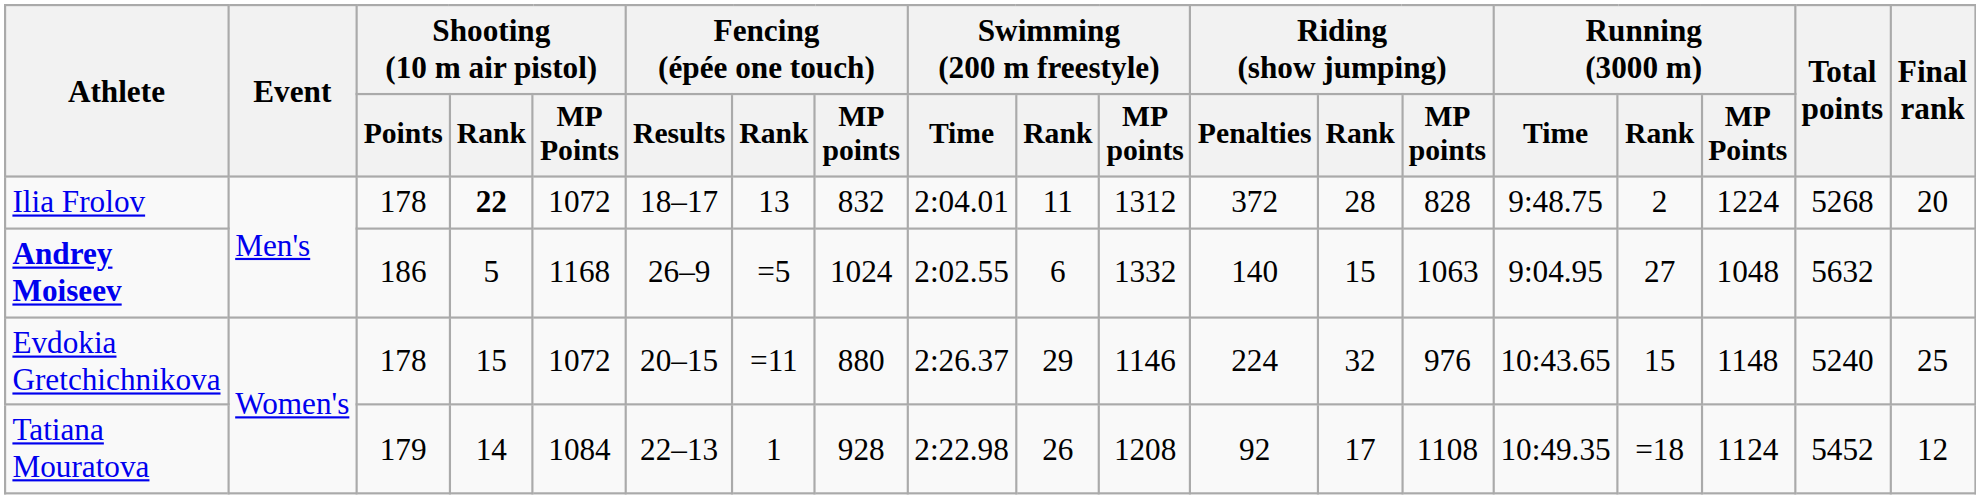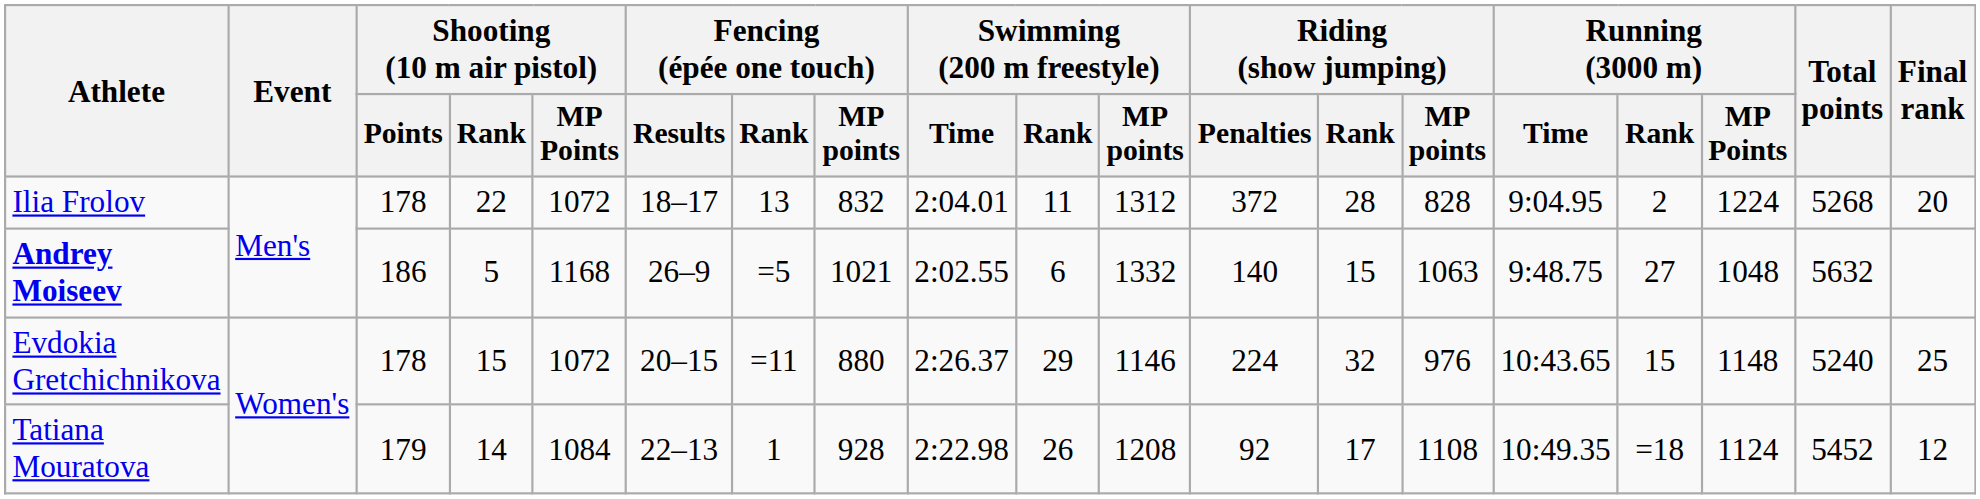(491, 202) bold -> (491, 202) normal
(1556, 202) 9:48.75 -> (1556, 202) 9:04.95
(861, 272) 1024 -> (861, 272) 1021
(1556, 272) 9:04.95 -> (1556, 272) 9:48.75
